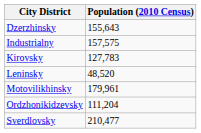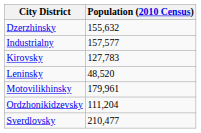(103, 27) 155,643 -> (103, 27) 155,632
(103, 43) 157,575 -> (103, 43) 157,577
